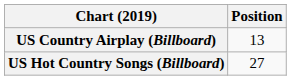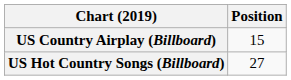(257, 39) 13 -> (257, 39) 15
